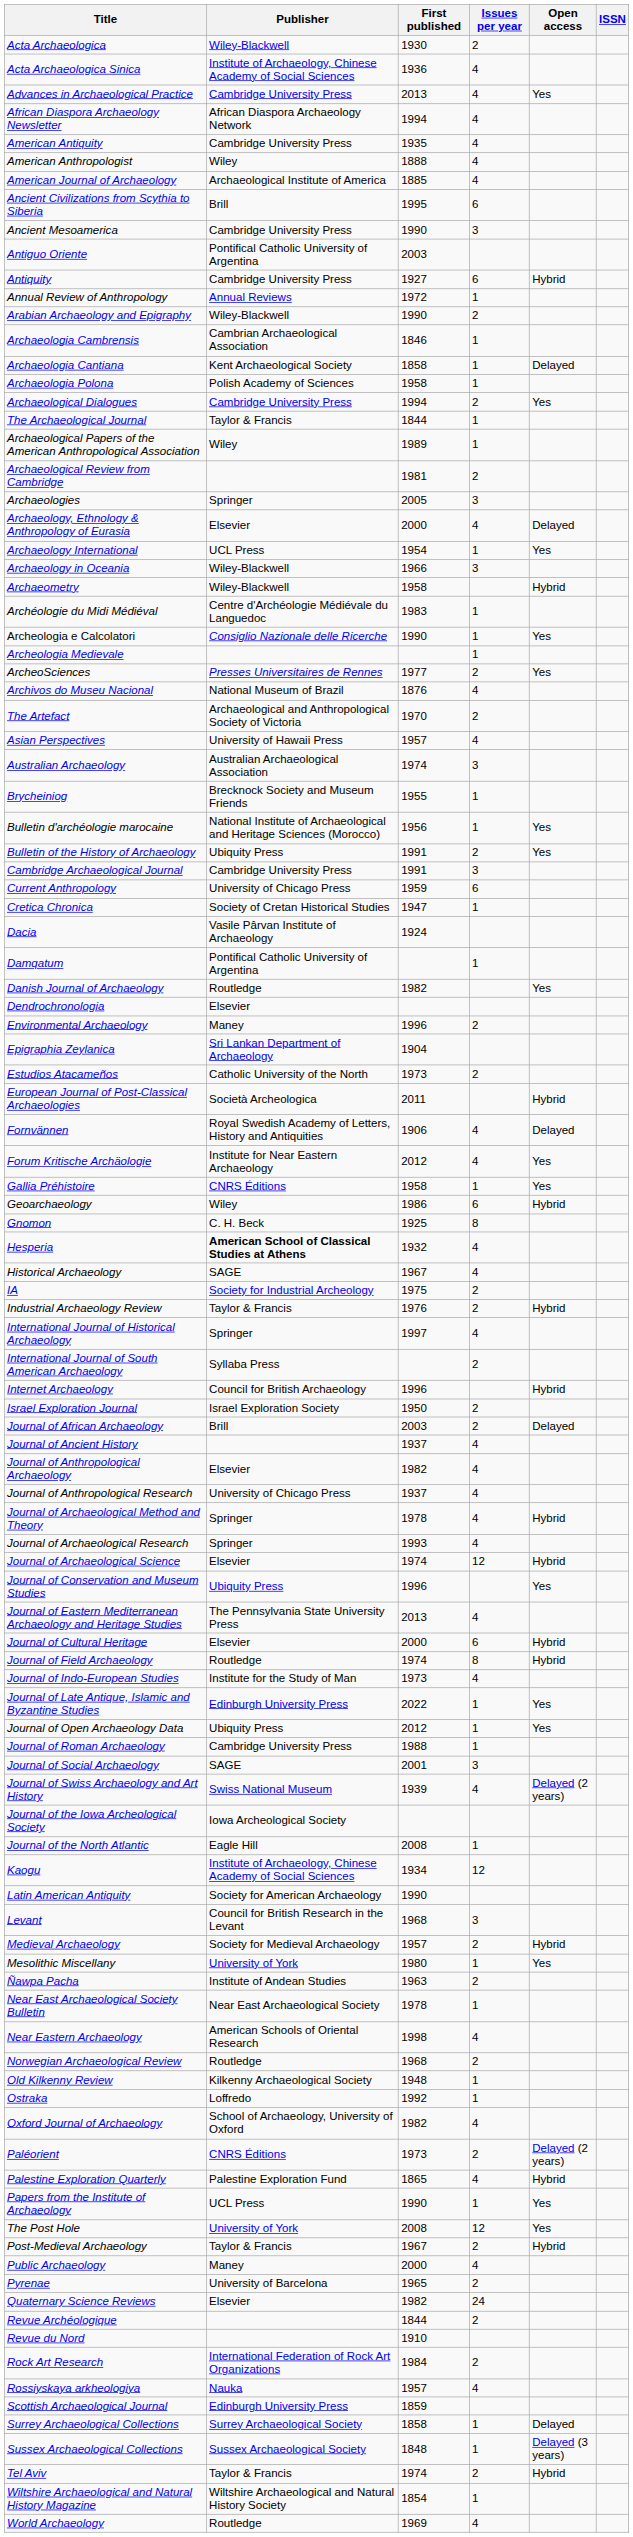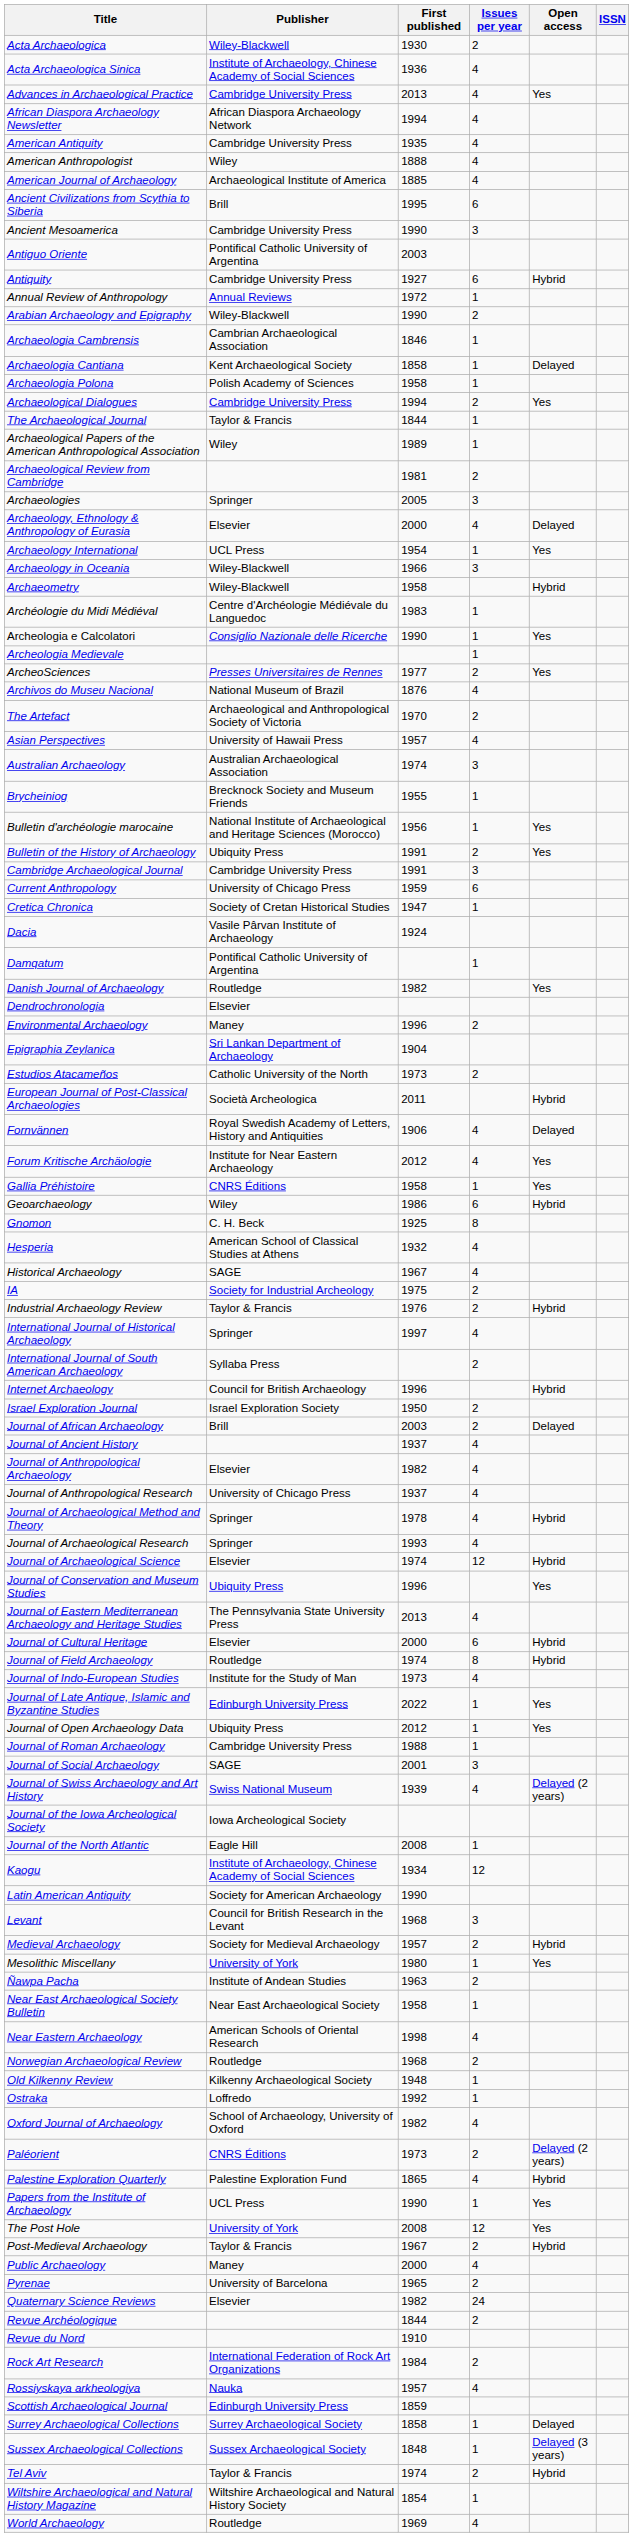(290, 1247) bold -> (284, 1247) normal
(414, 2006) 1978 -> (414, 2006) 1958
